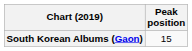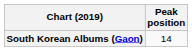(166, 38) 15 -> (166, 38) 14
